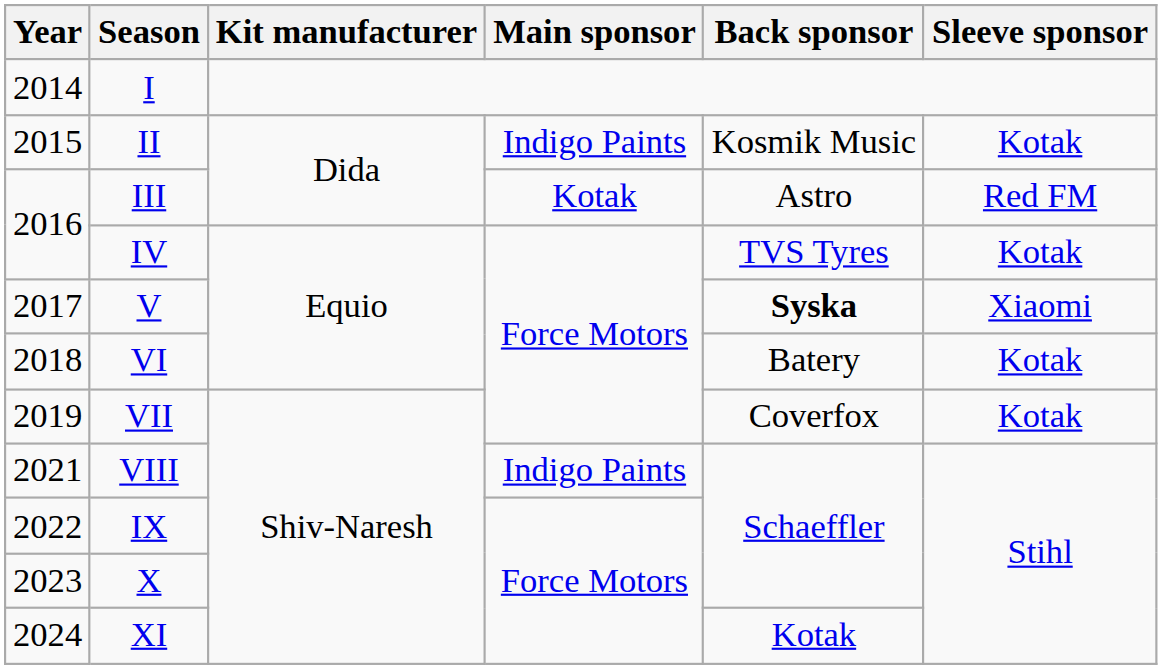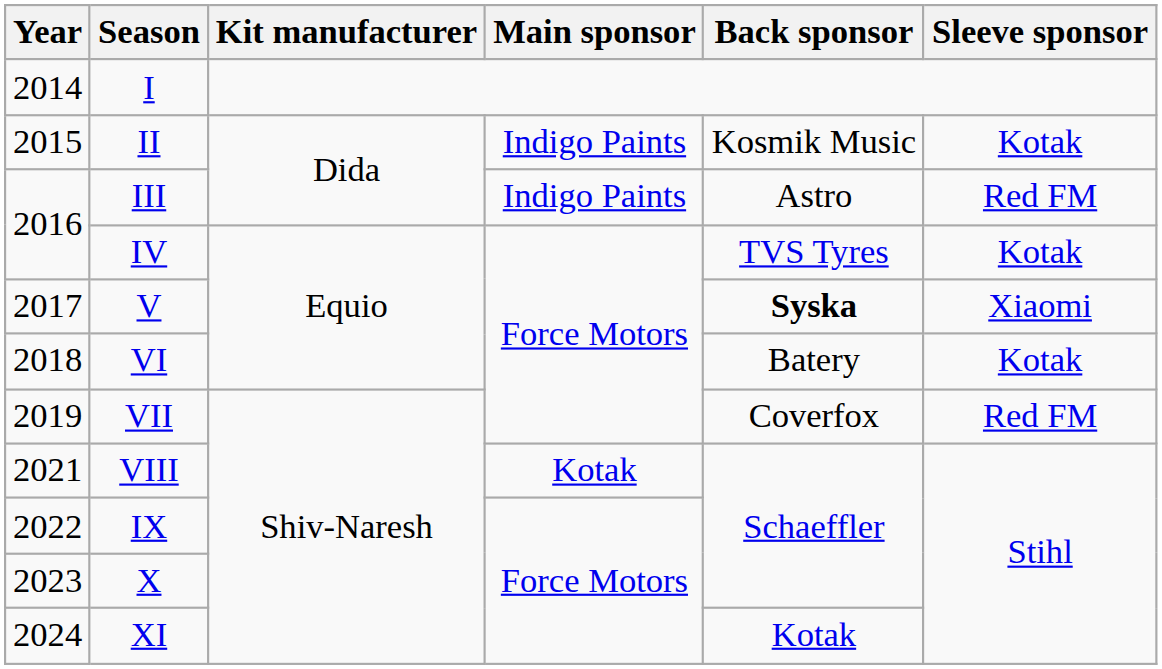(594, 196) Kotak -> (594, 196) Indigo Paints
(1040, 415) Kotak -> (1040, 415) Red FM
(594, 470) Indigo Paints -> (594, 470) Kotak
